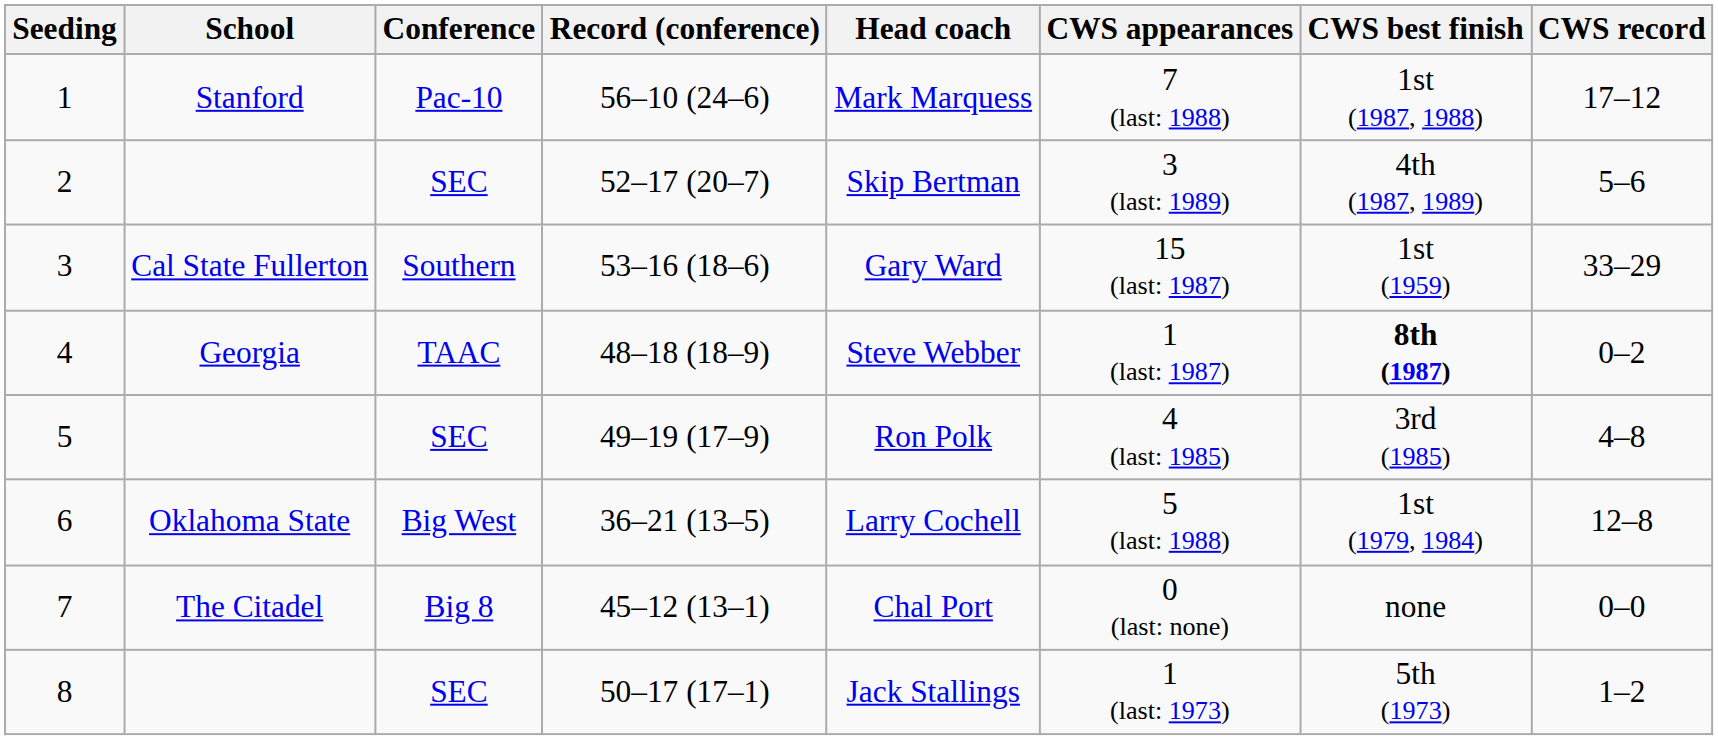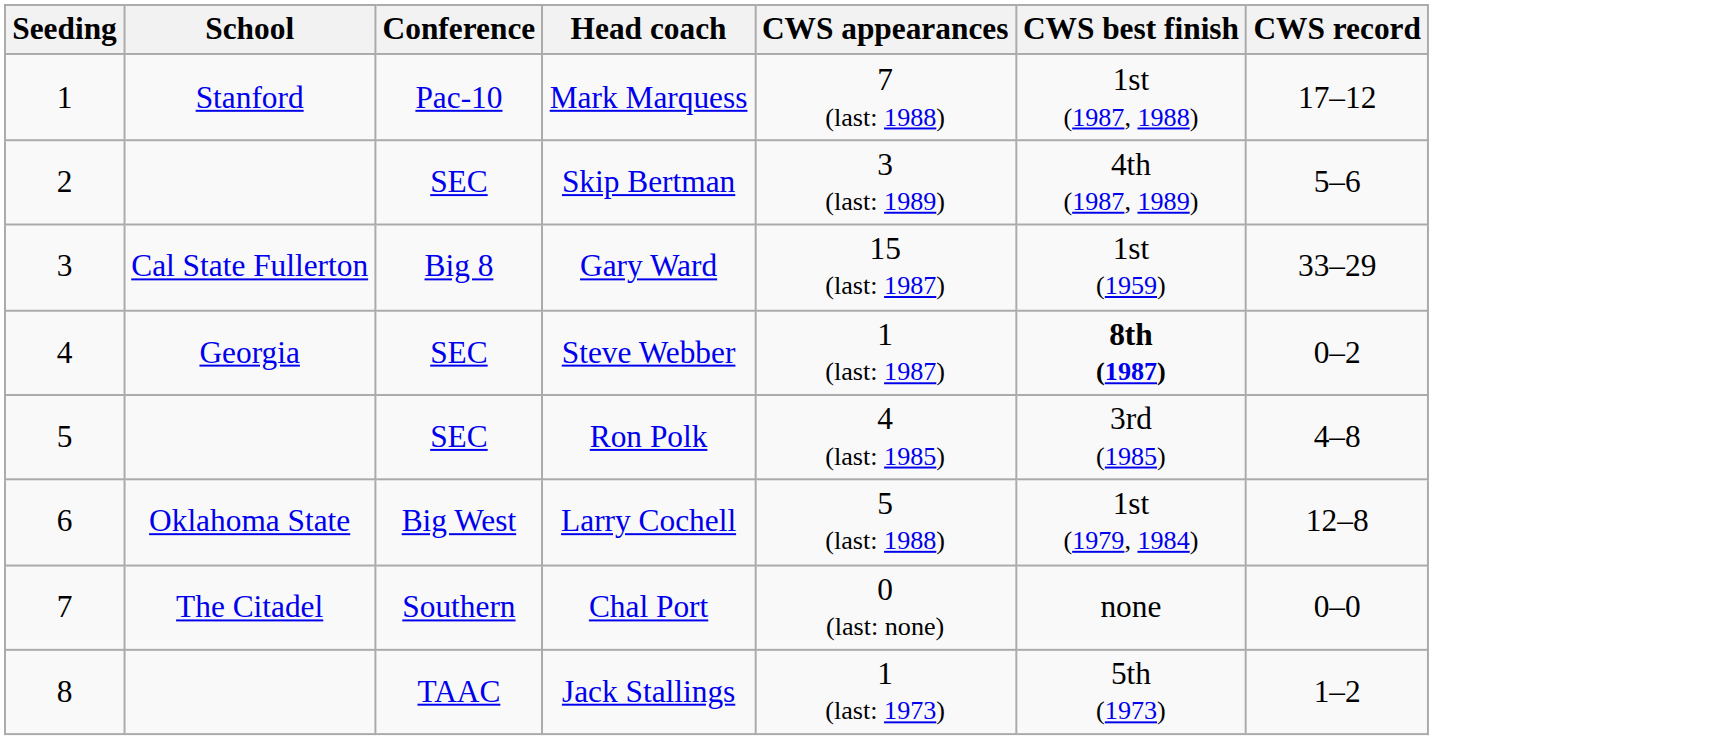- column: (685, 29)
(459, 266) Southern -> (459, 266) Big 8
(459, 351) TAAC -> (459, 351) SEC
(459, 606) Big 8 -> (459, 606) Southern
(459, 691) SEC -> (459, 691) TAAC
